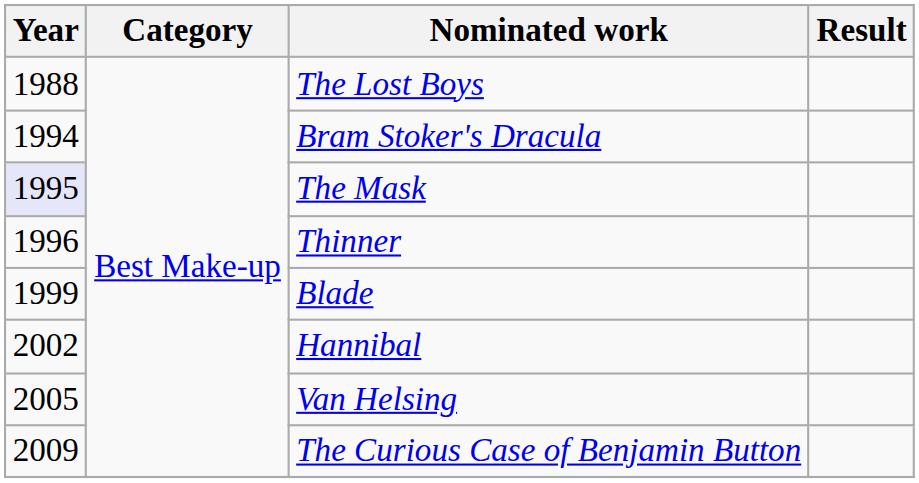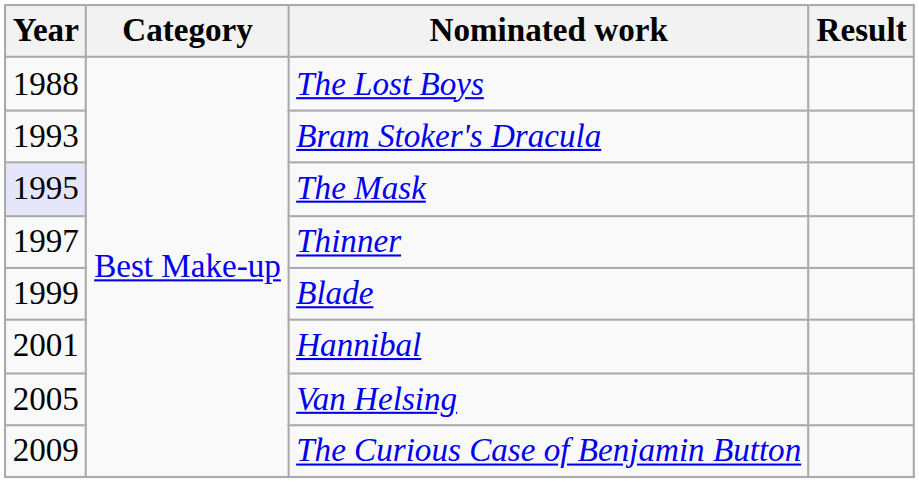(46, 135) 1994 -> (46, 135) 1993
(46, 240) 1996 -> (46, 240) 1997
(46, 345) 2002 -> (46, 345) 2001
